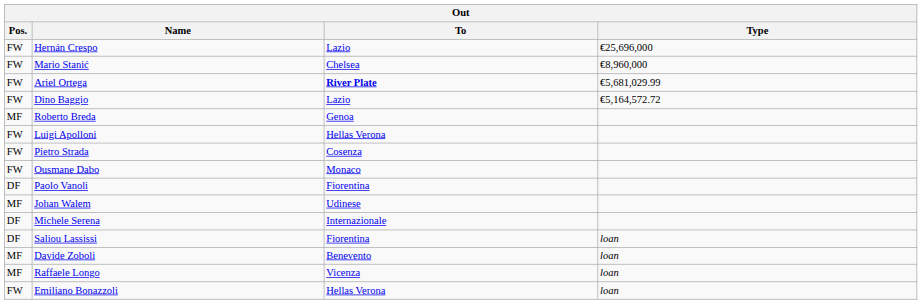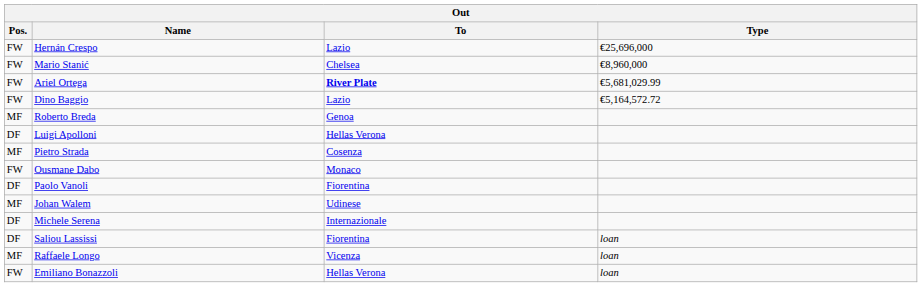(15, 134) FW -> (14, 134) DF
(15, 152) FW -> (14, 152) MF
- row: (65, 256)
